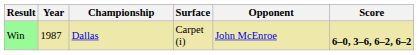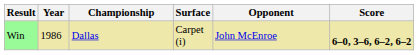(51, 35) 1987 -> (51, 35) 1986
